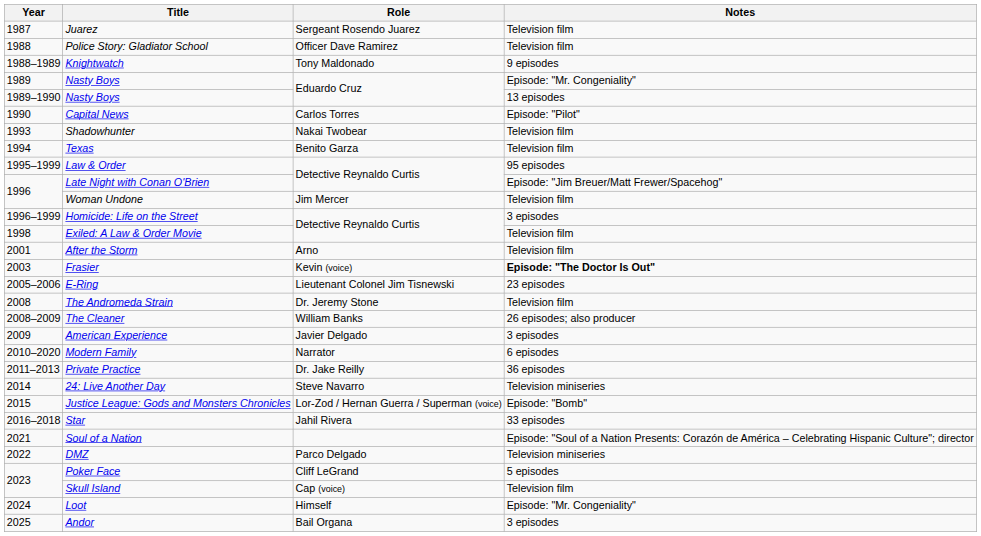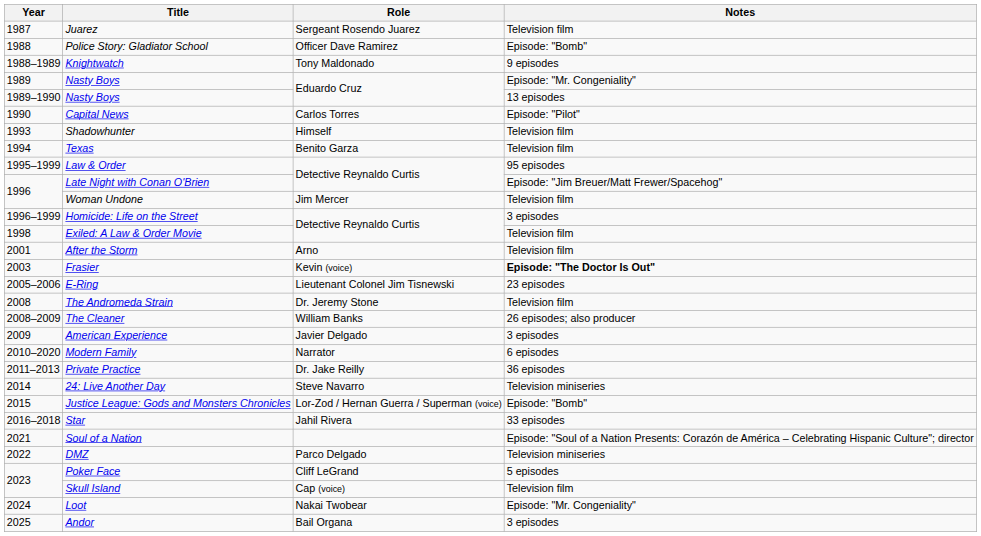(540, 47) Television film -> (547, 47) Episode: "Bomb"
(331, 132) Nakai Twobear -> (313, 132) Himself
(313, 506) Himself -> (331, 506) Nakai Twobear
